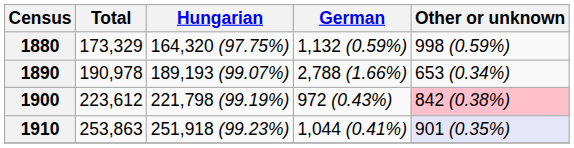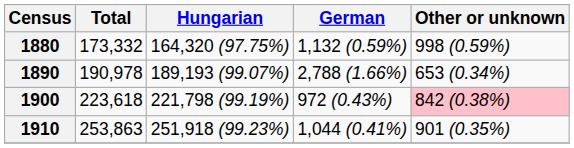(111, 45) 173,329 -> (111, 45) 173,332
(111, 101) 223,612 -> (111, 101) 223,618
(462, 128) lavender background -> (462, 128) no background
